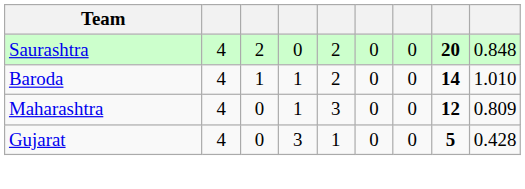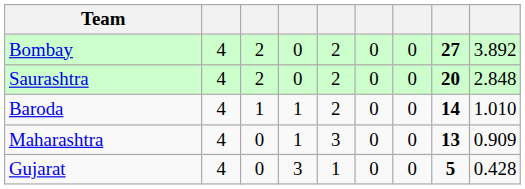+ row: (41, 49)
(495, 49) 0.848 -> (495, 79) 2.848
(450, 109) 12 -> (450, 139) 13
(495, 109) 0.809 -> (495, 139) 0.909
